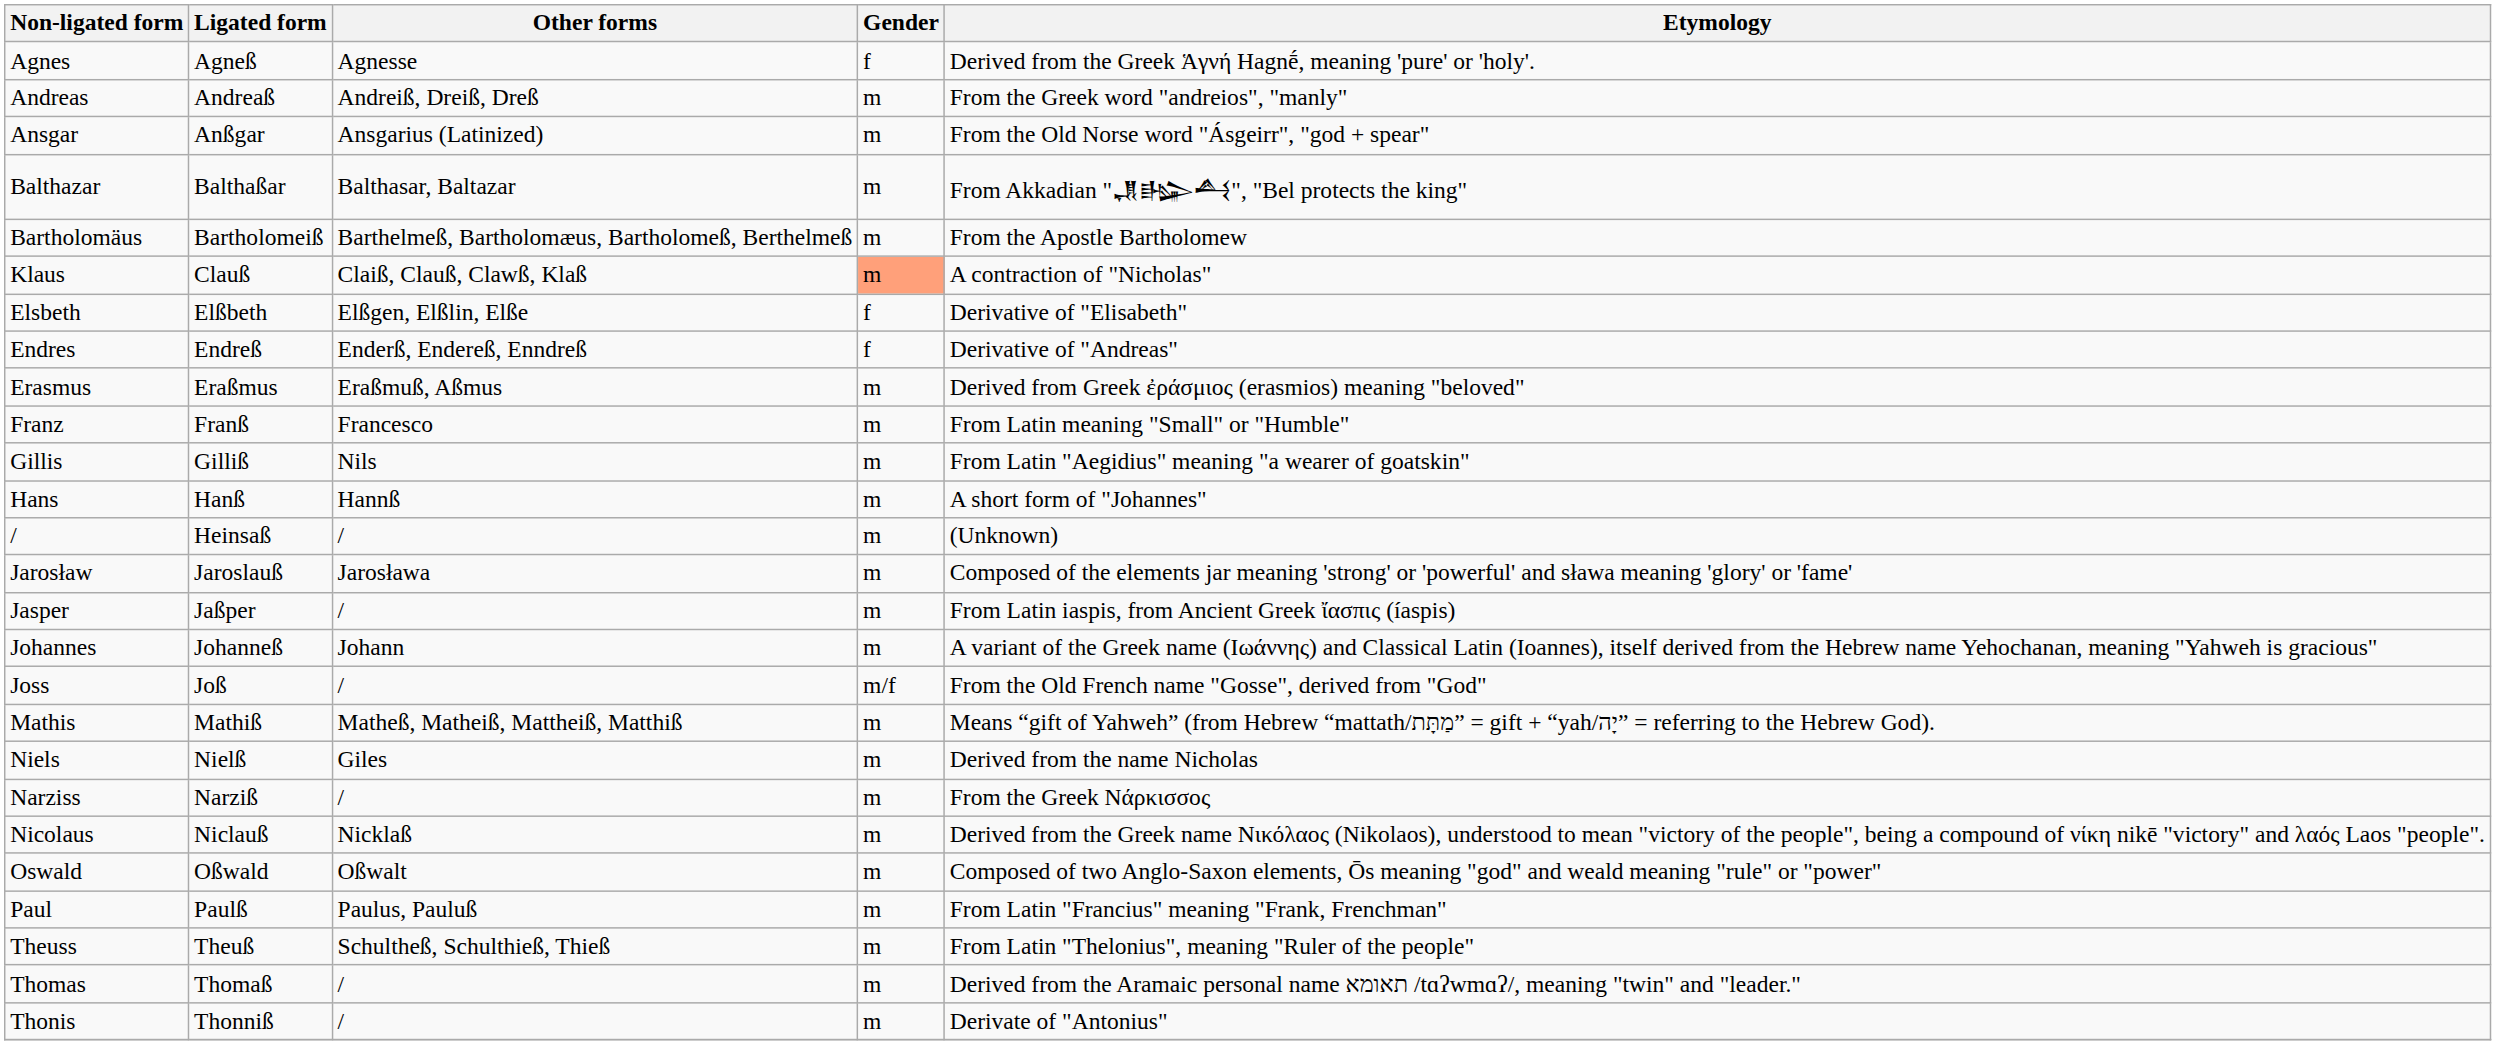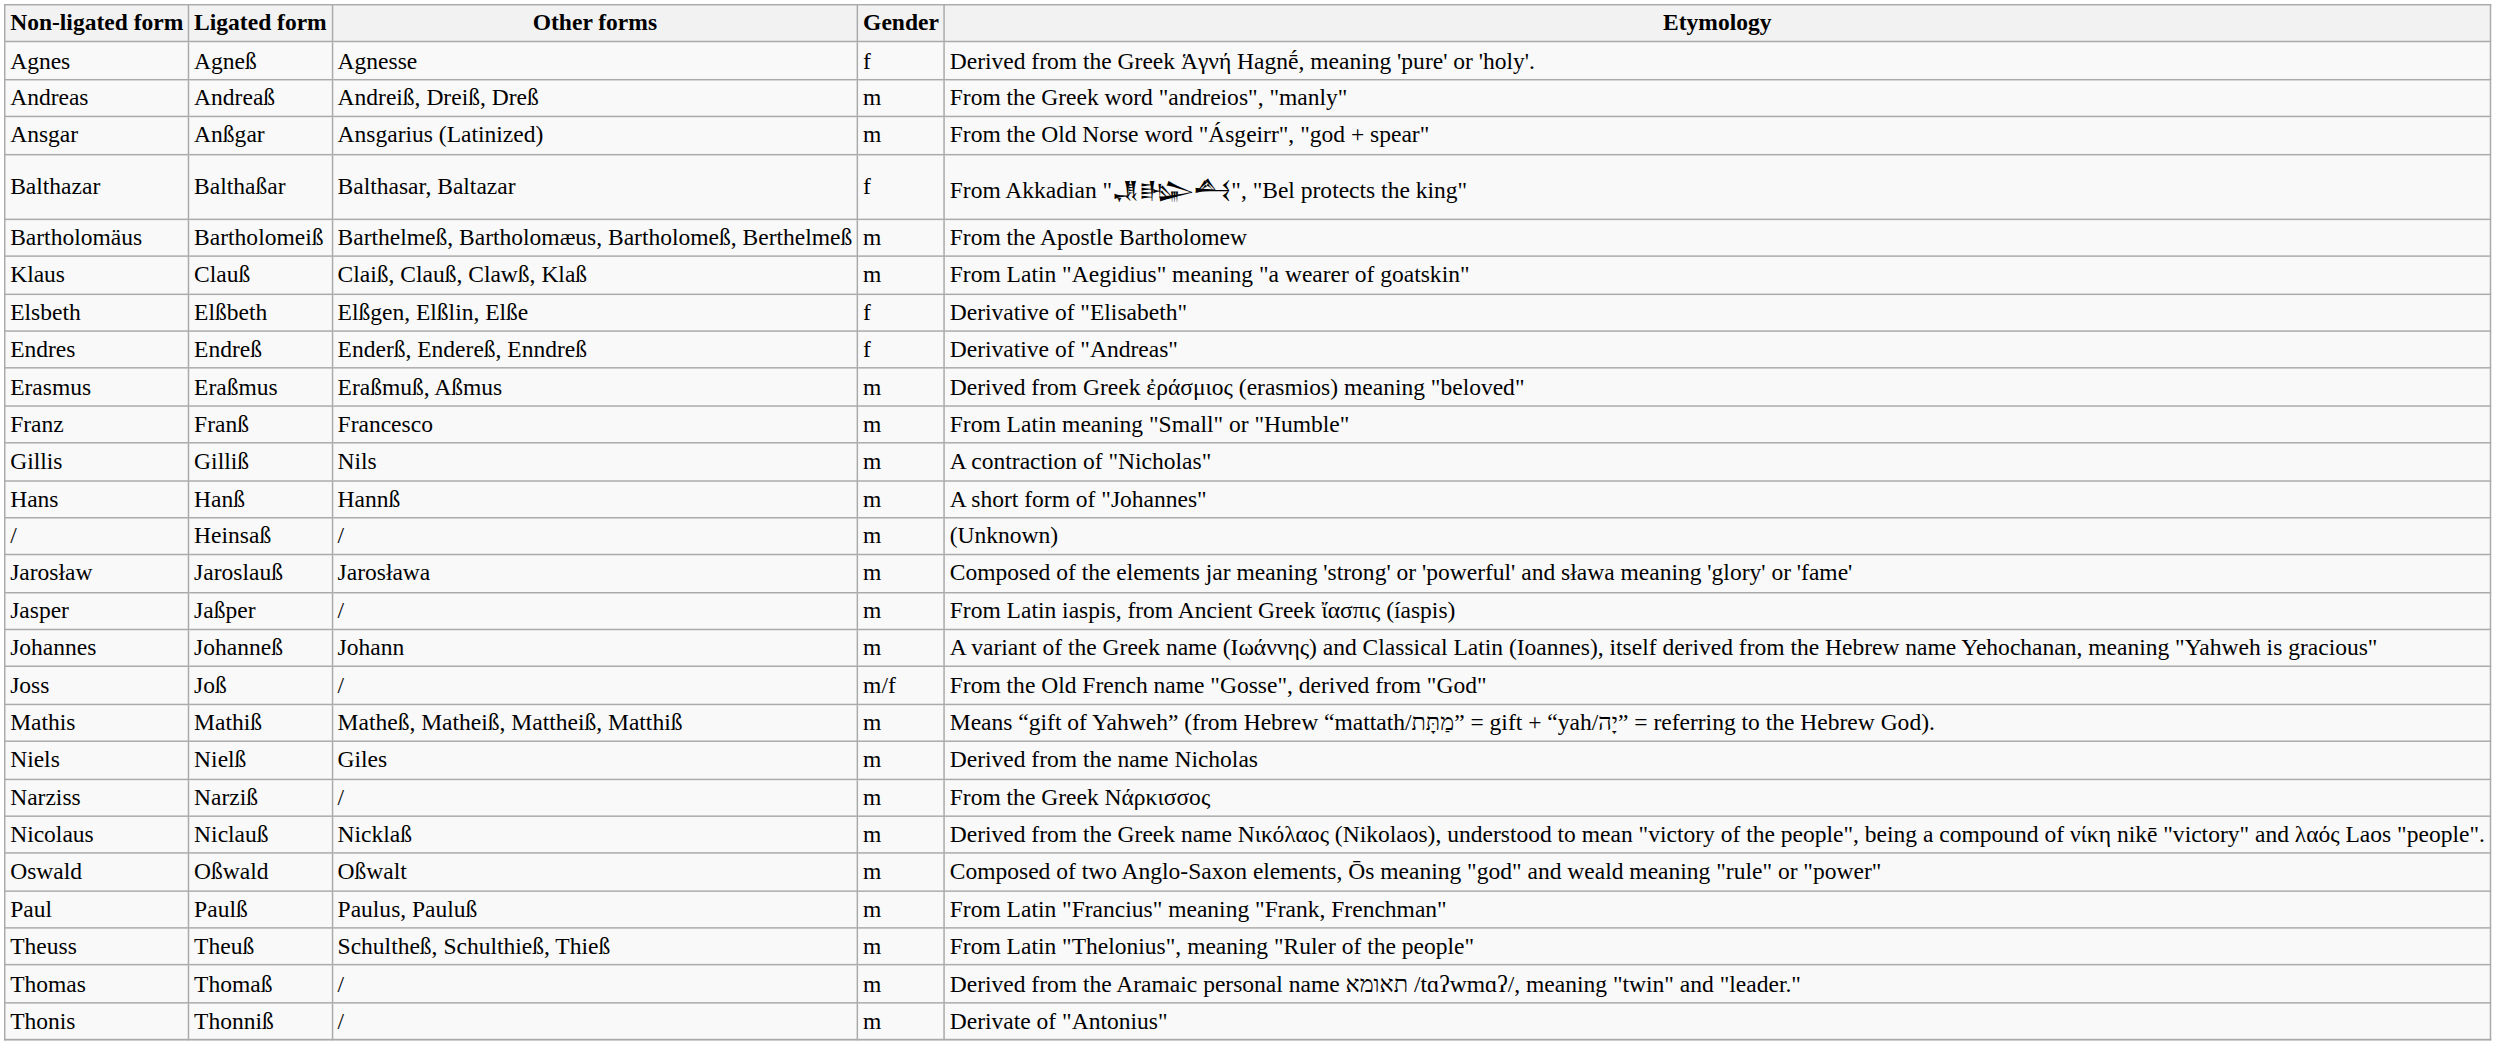(872, 186) m -> (867, 186) f
(872, 274) lightsalmon background -> (872, 274) no background
(1080, 274) A contraction of "Nicholas" -> (1210, 274) From Latin "Aegidius" meaning "a wearer of goatskin"
(1210, 461) From Latin "Aegidius" meaning "a wearer of goatskin" -> (1080, 461) A contraction of "Nicholas"
